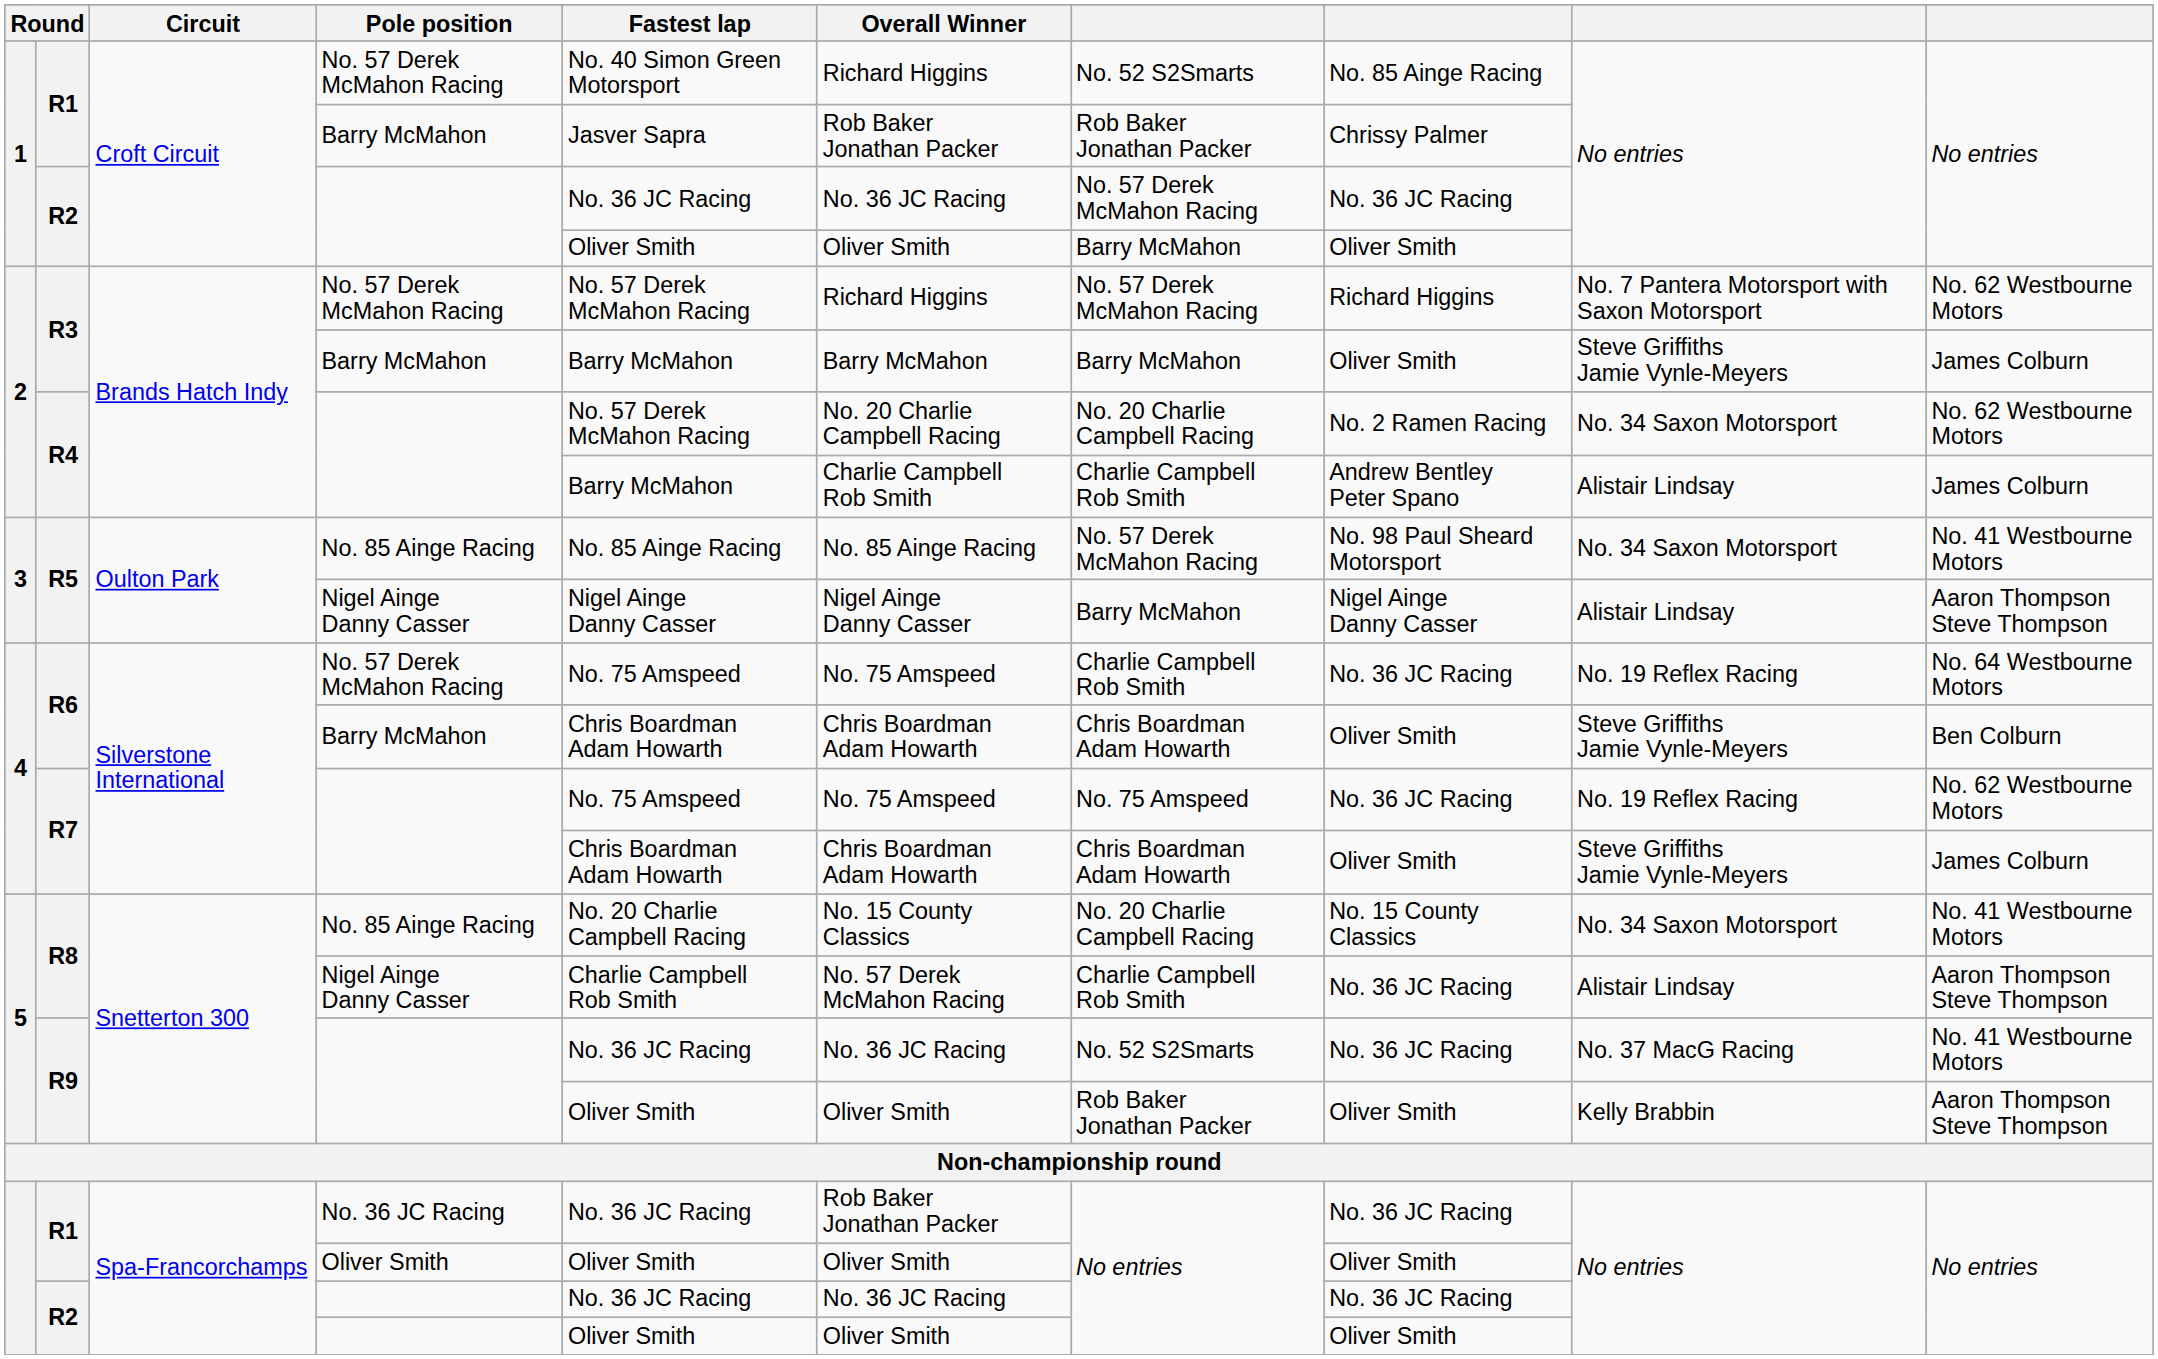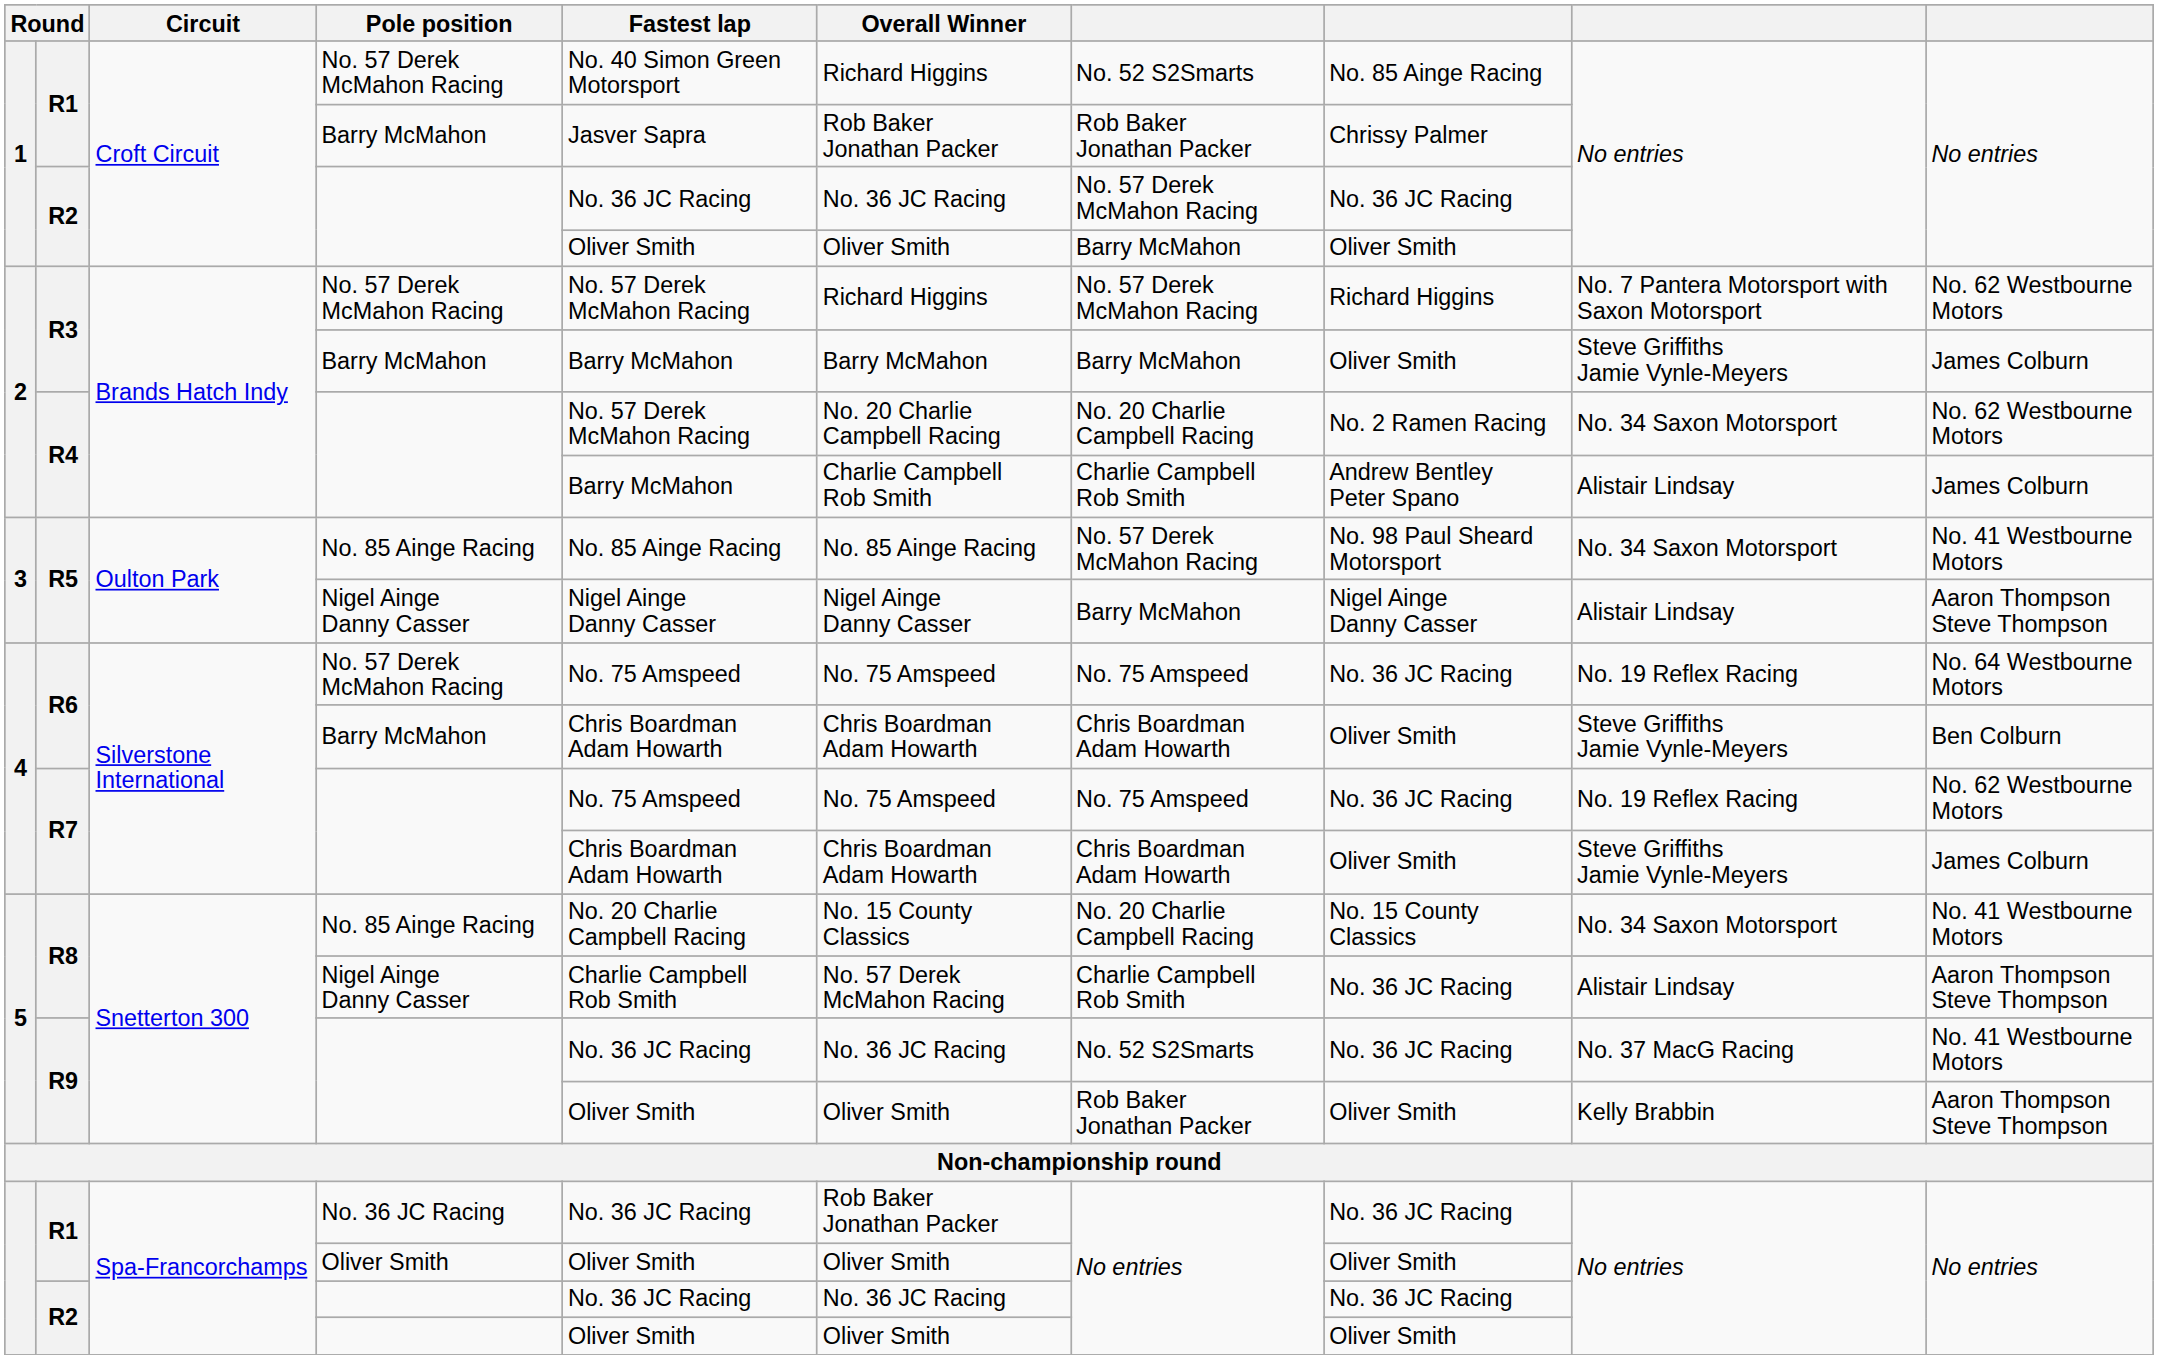(1166, 674) Charlie Campbell Rob Smith -> (1162, 674) No. 75 Amspeed
